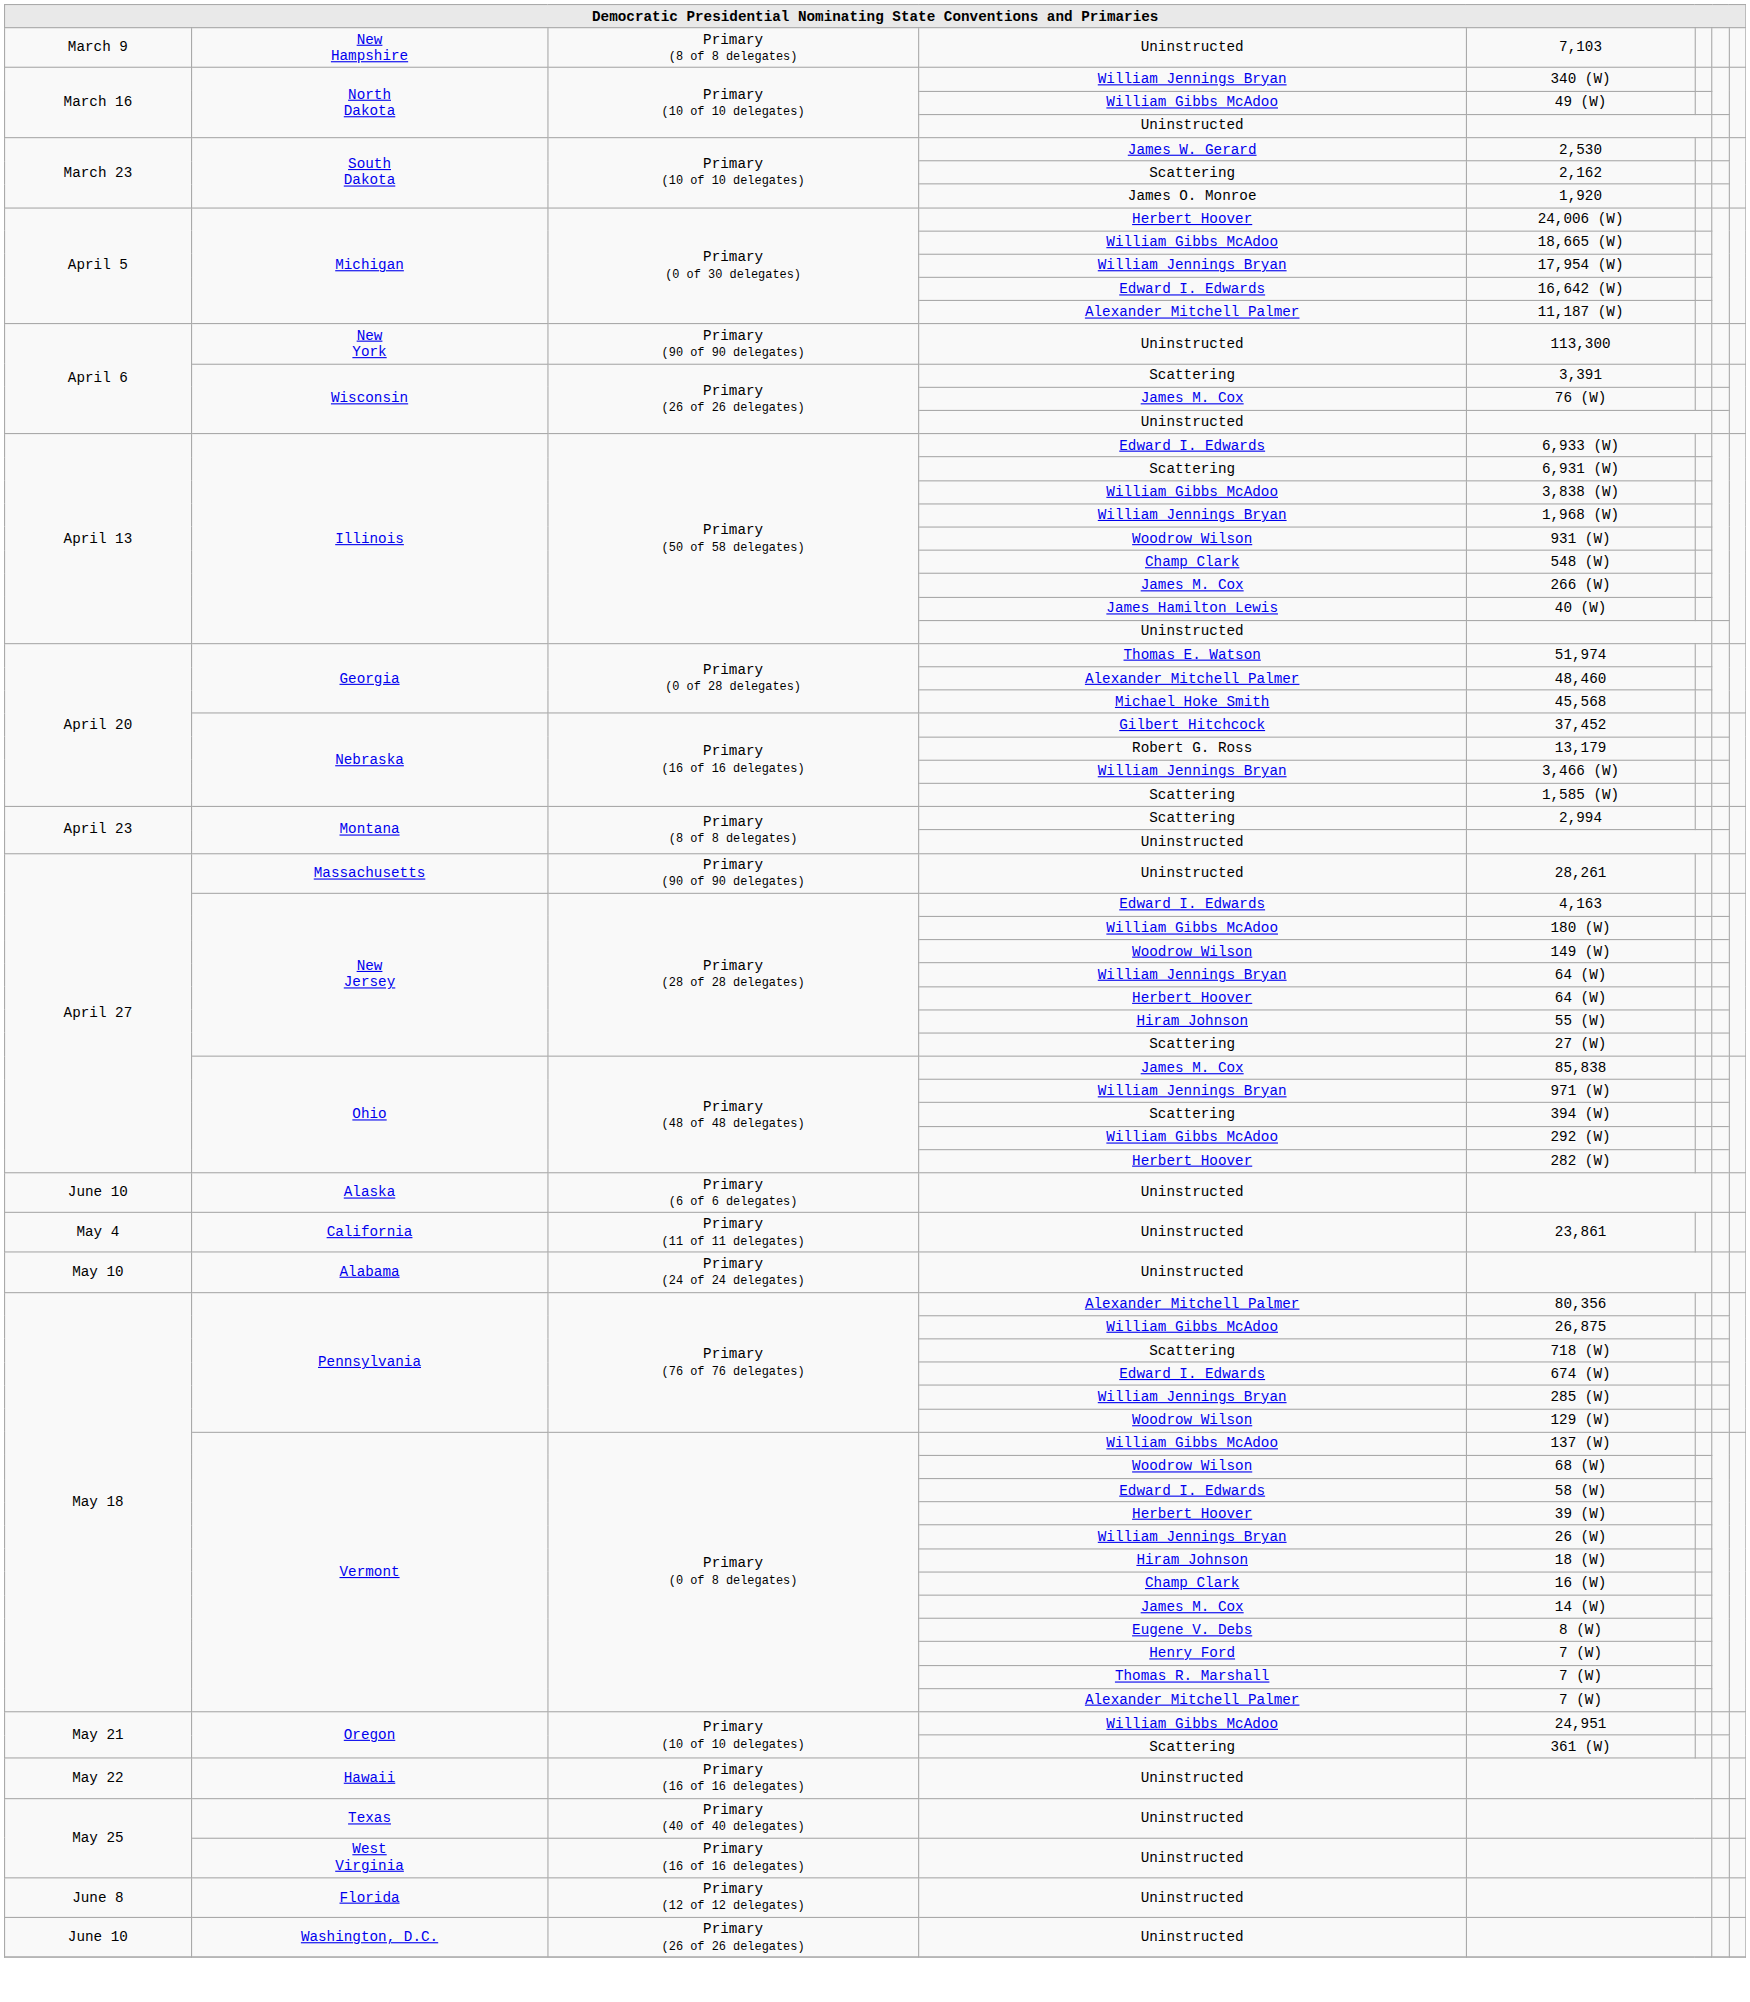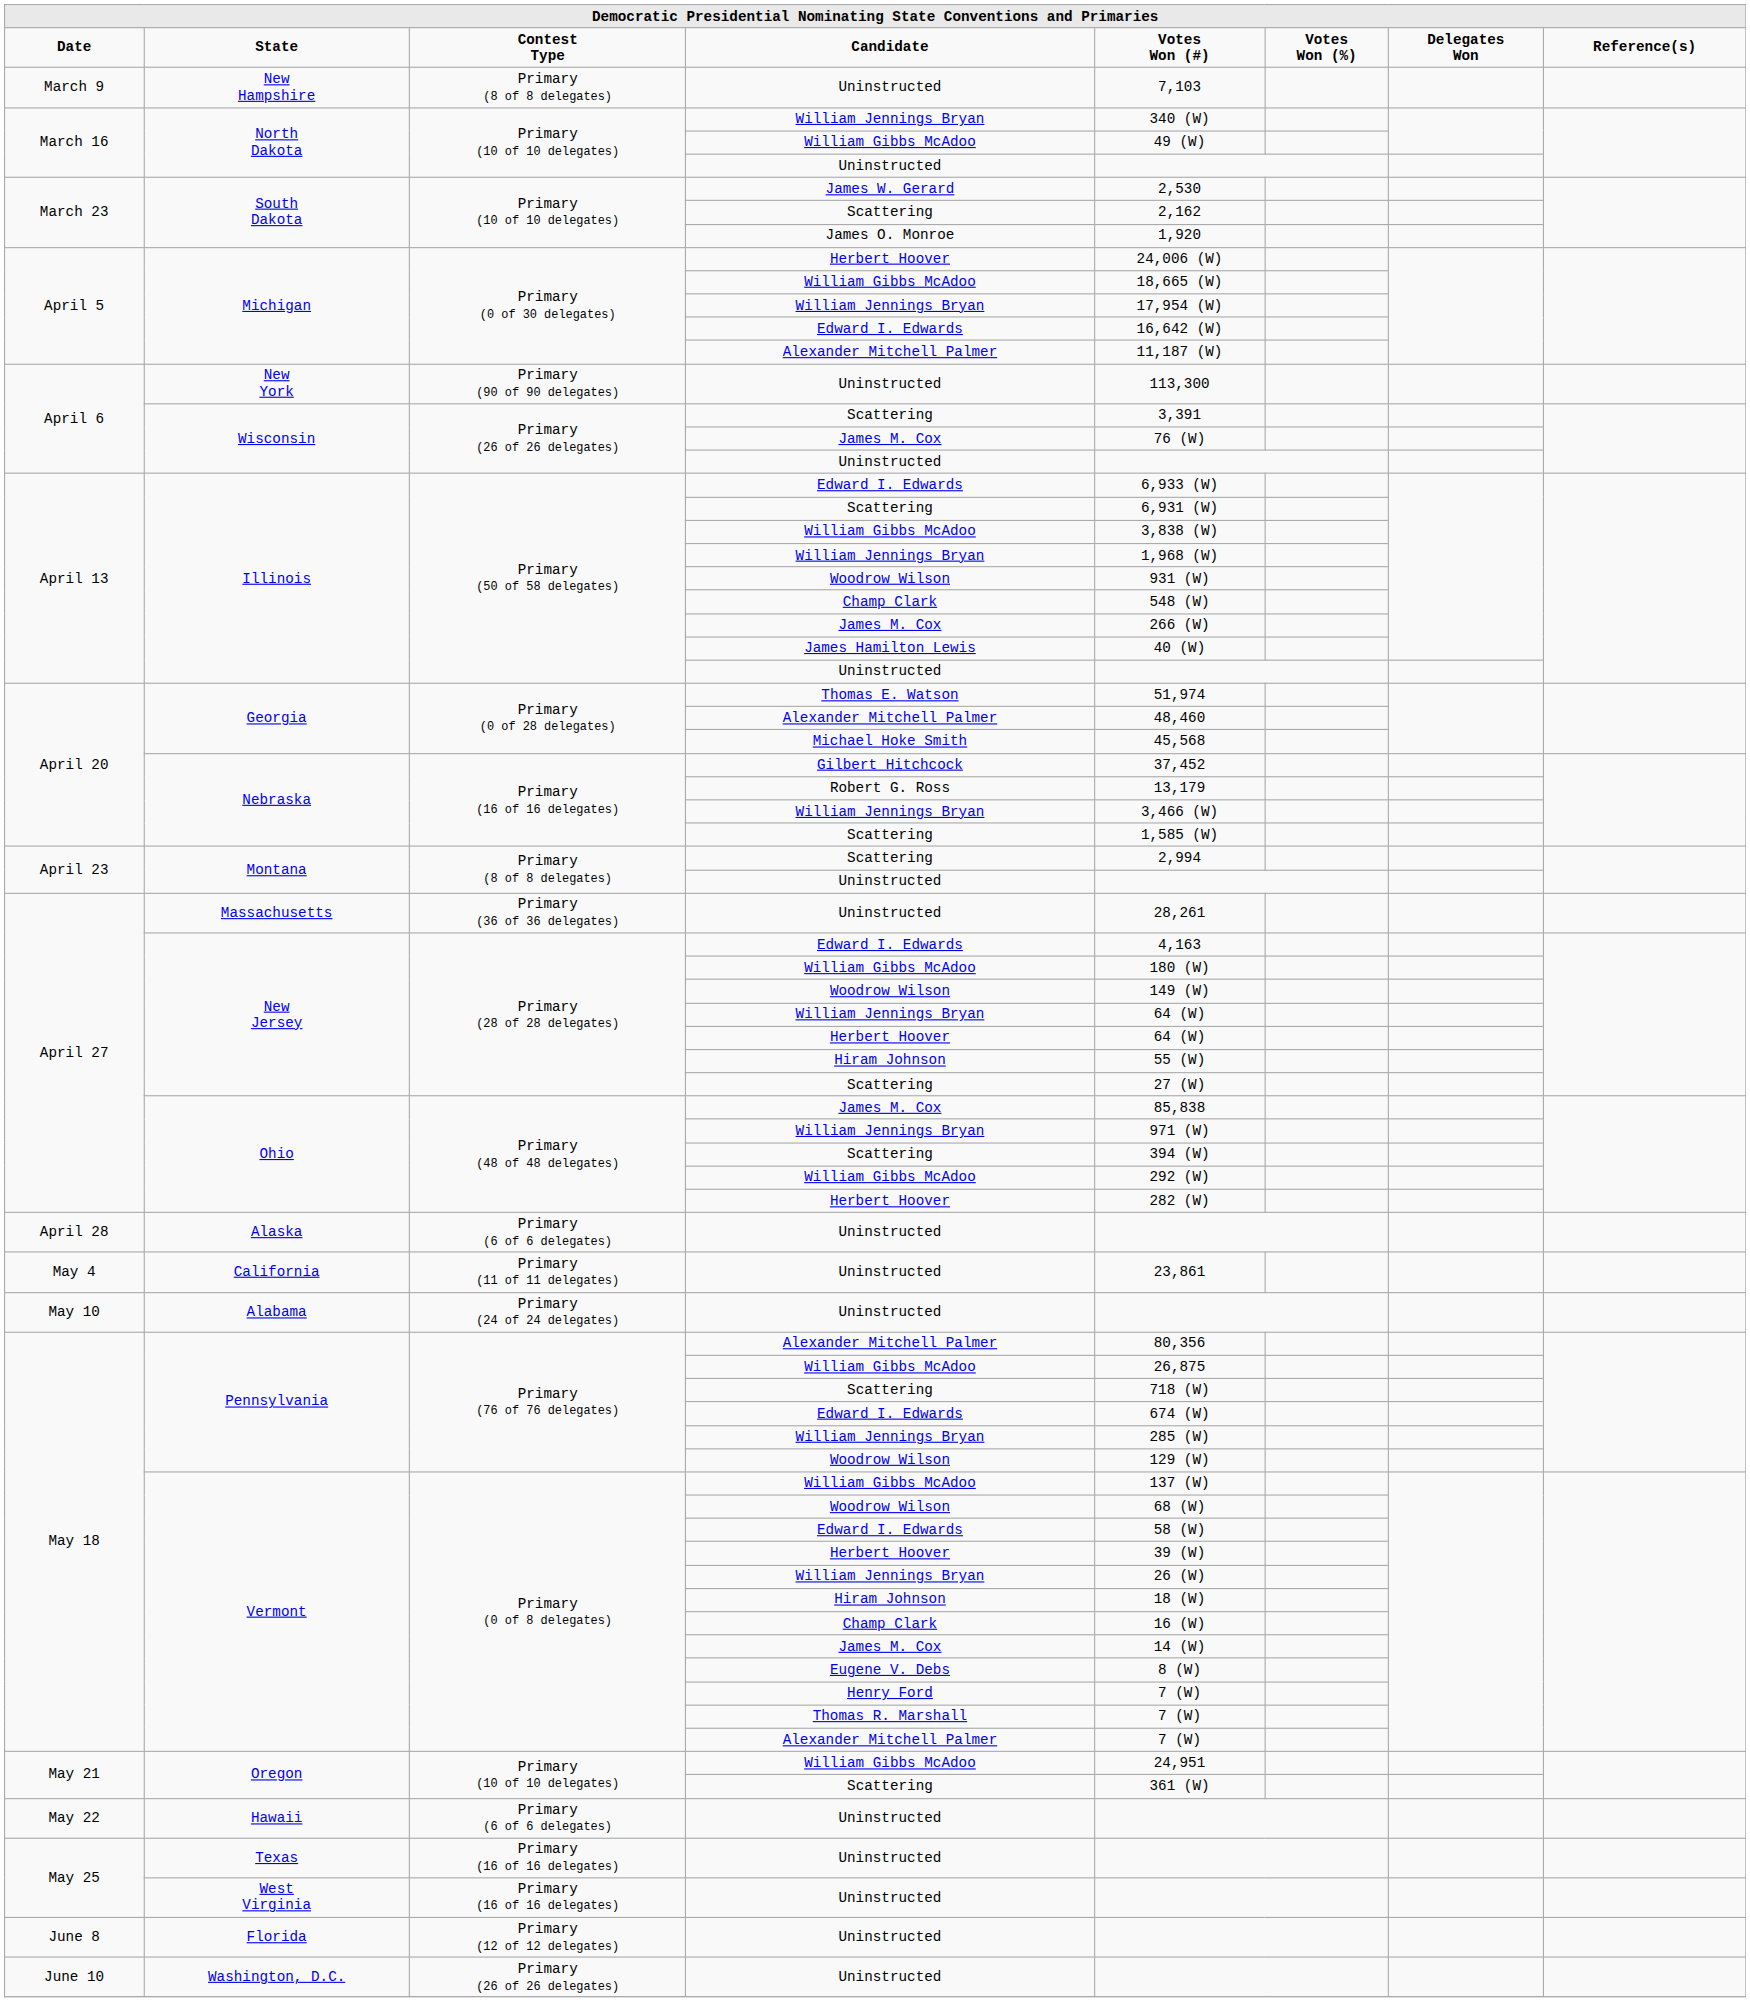+ row: (277, 48)
(733, 873) Primary (90 of 90 delegates) -> (548, 912) Primary (36 of 36 delegates)
(98, 1193) June 10 -> (74, 1232) April 28
(733, 1778) Primary (16 of 16 delegates) -> (548, 1817) Primary (6 of 6 delegates)
(733, 1817) Primary (40 of 40 delegates) -> (548, 1857) Primary (16 of 16 delegates)
